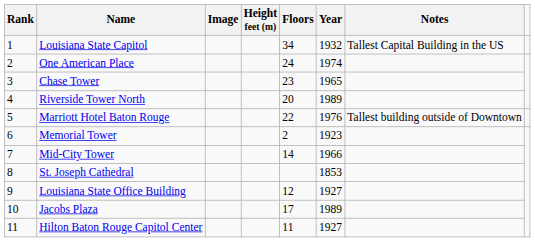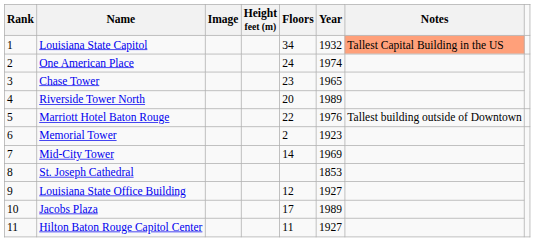(425, 44) no background -> (425, 44) lightsalmon background
(331, 154) 1966 -> (331, 154) 1969
